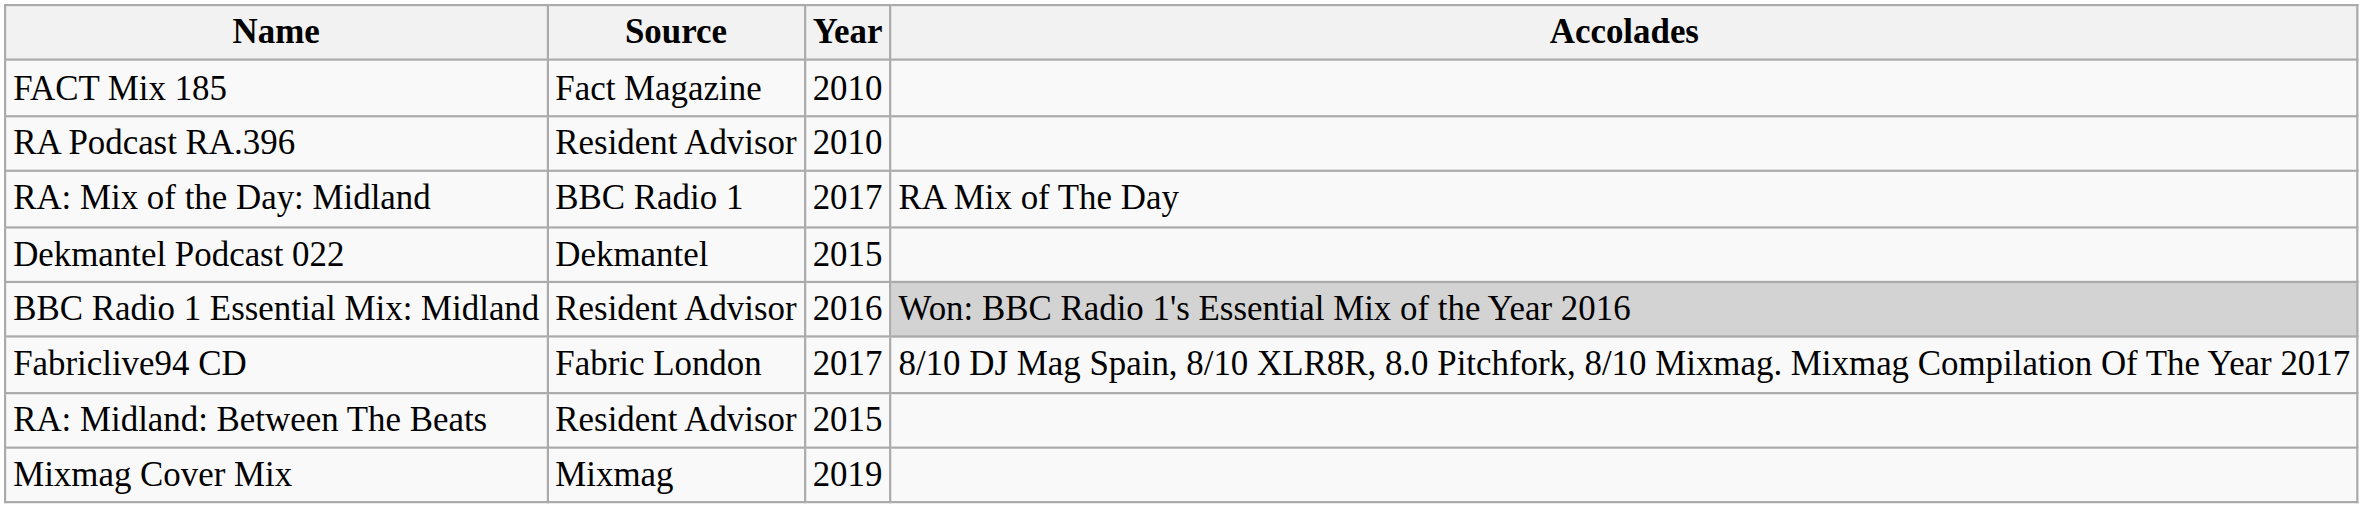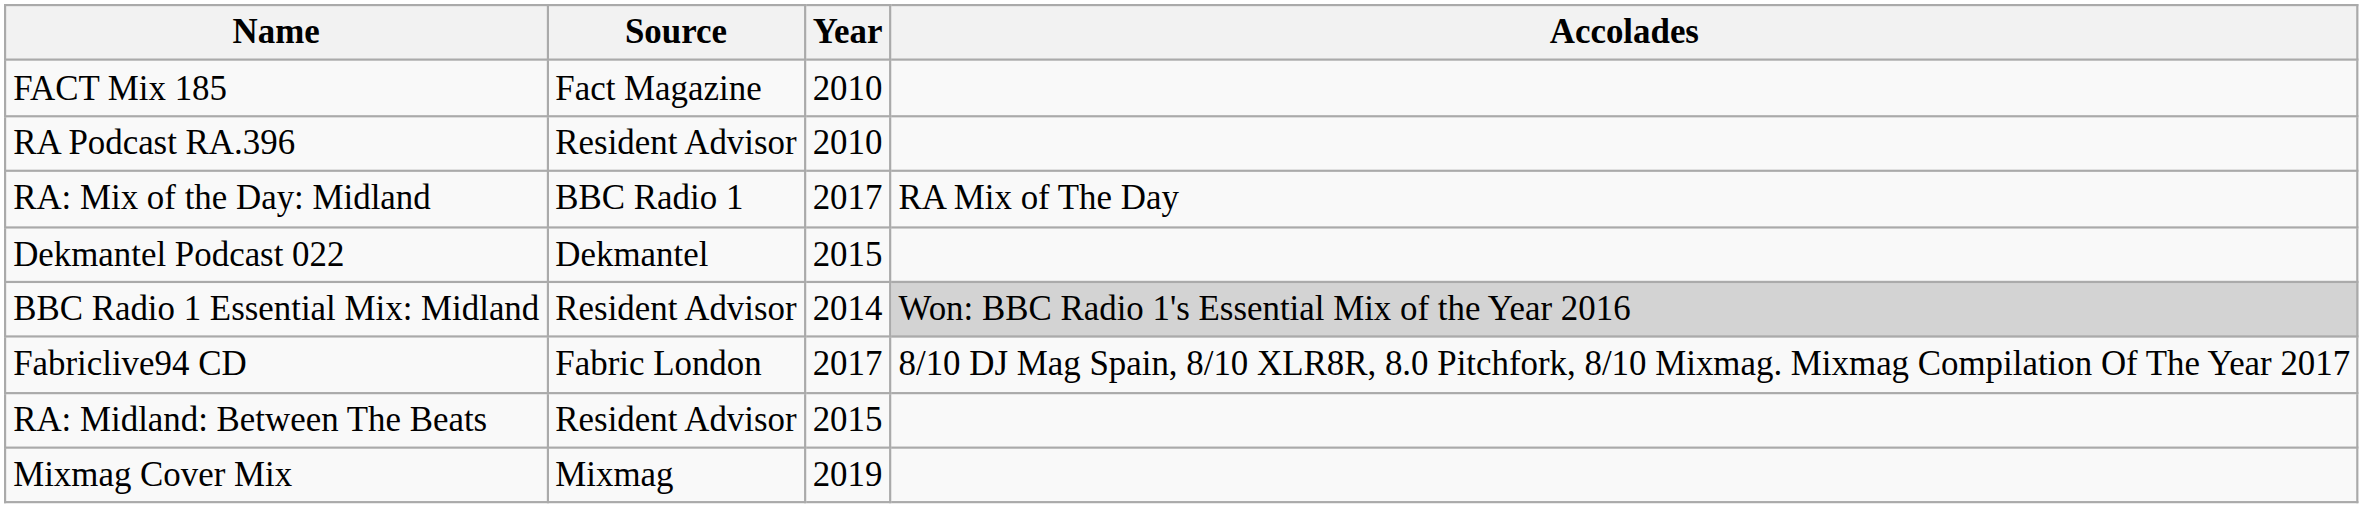(848, 308) 2016 -> (848, 308) 2014
